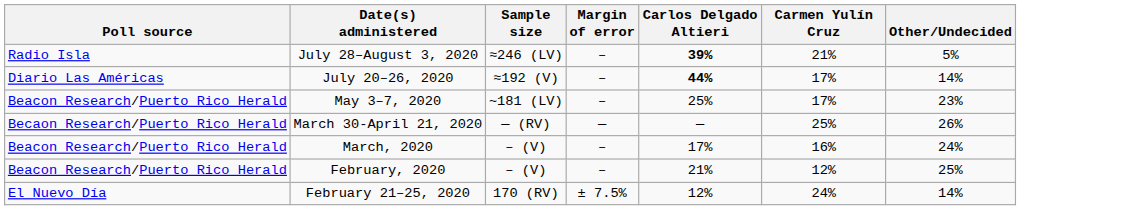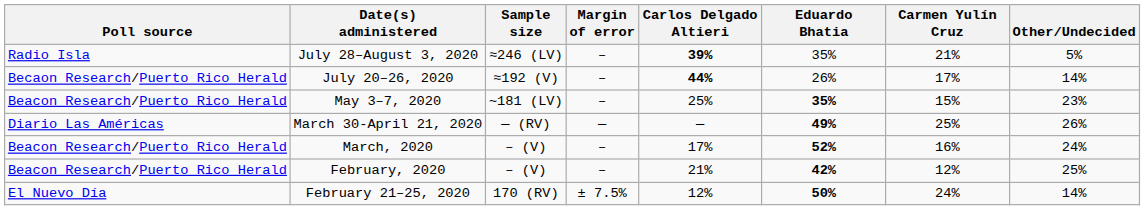+ column: (824, 24)
(86, 78) Diario Las Américas -> (147, 78) Becaon Research/Puerto Rico Herald
(824, 101) 17% -> (947, 101) 15%
(147, 124) Becaon Research/Puerto Rico Herald -> (86, 124) Diario Las Américas
